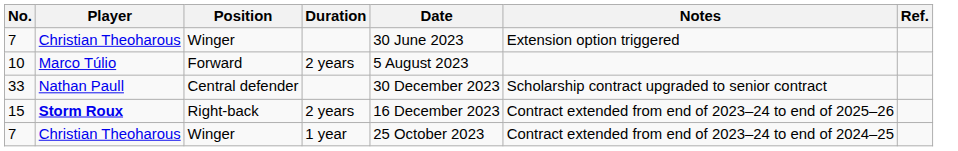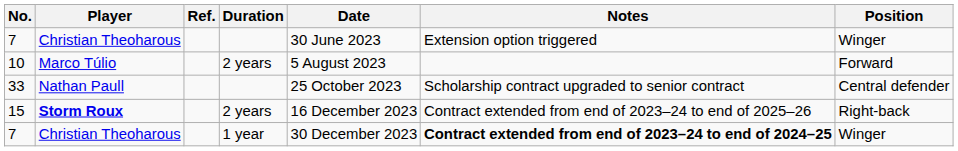columns swapped: (243, 16) <-> (915, 16)
(437, 87) 30 December 2023 -> (346, 87) 25 October 2023
(429, 134) 25 October 2023 -> (354, 134) 30 December 2023
(700, 134) normal -> (628, 134) bold
